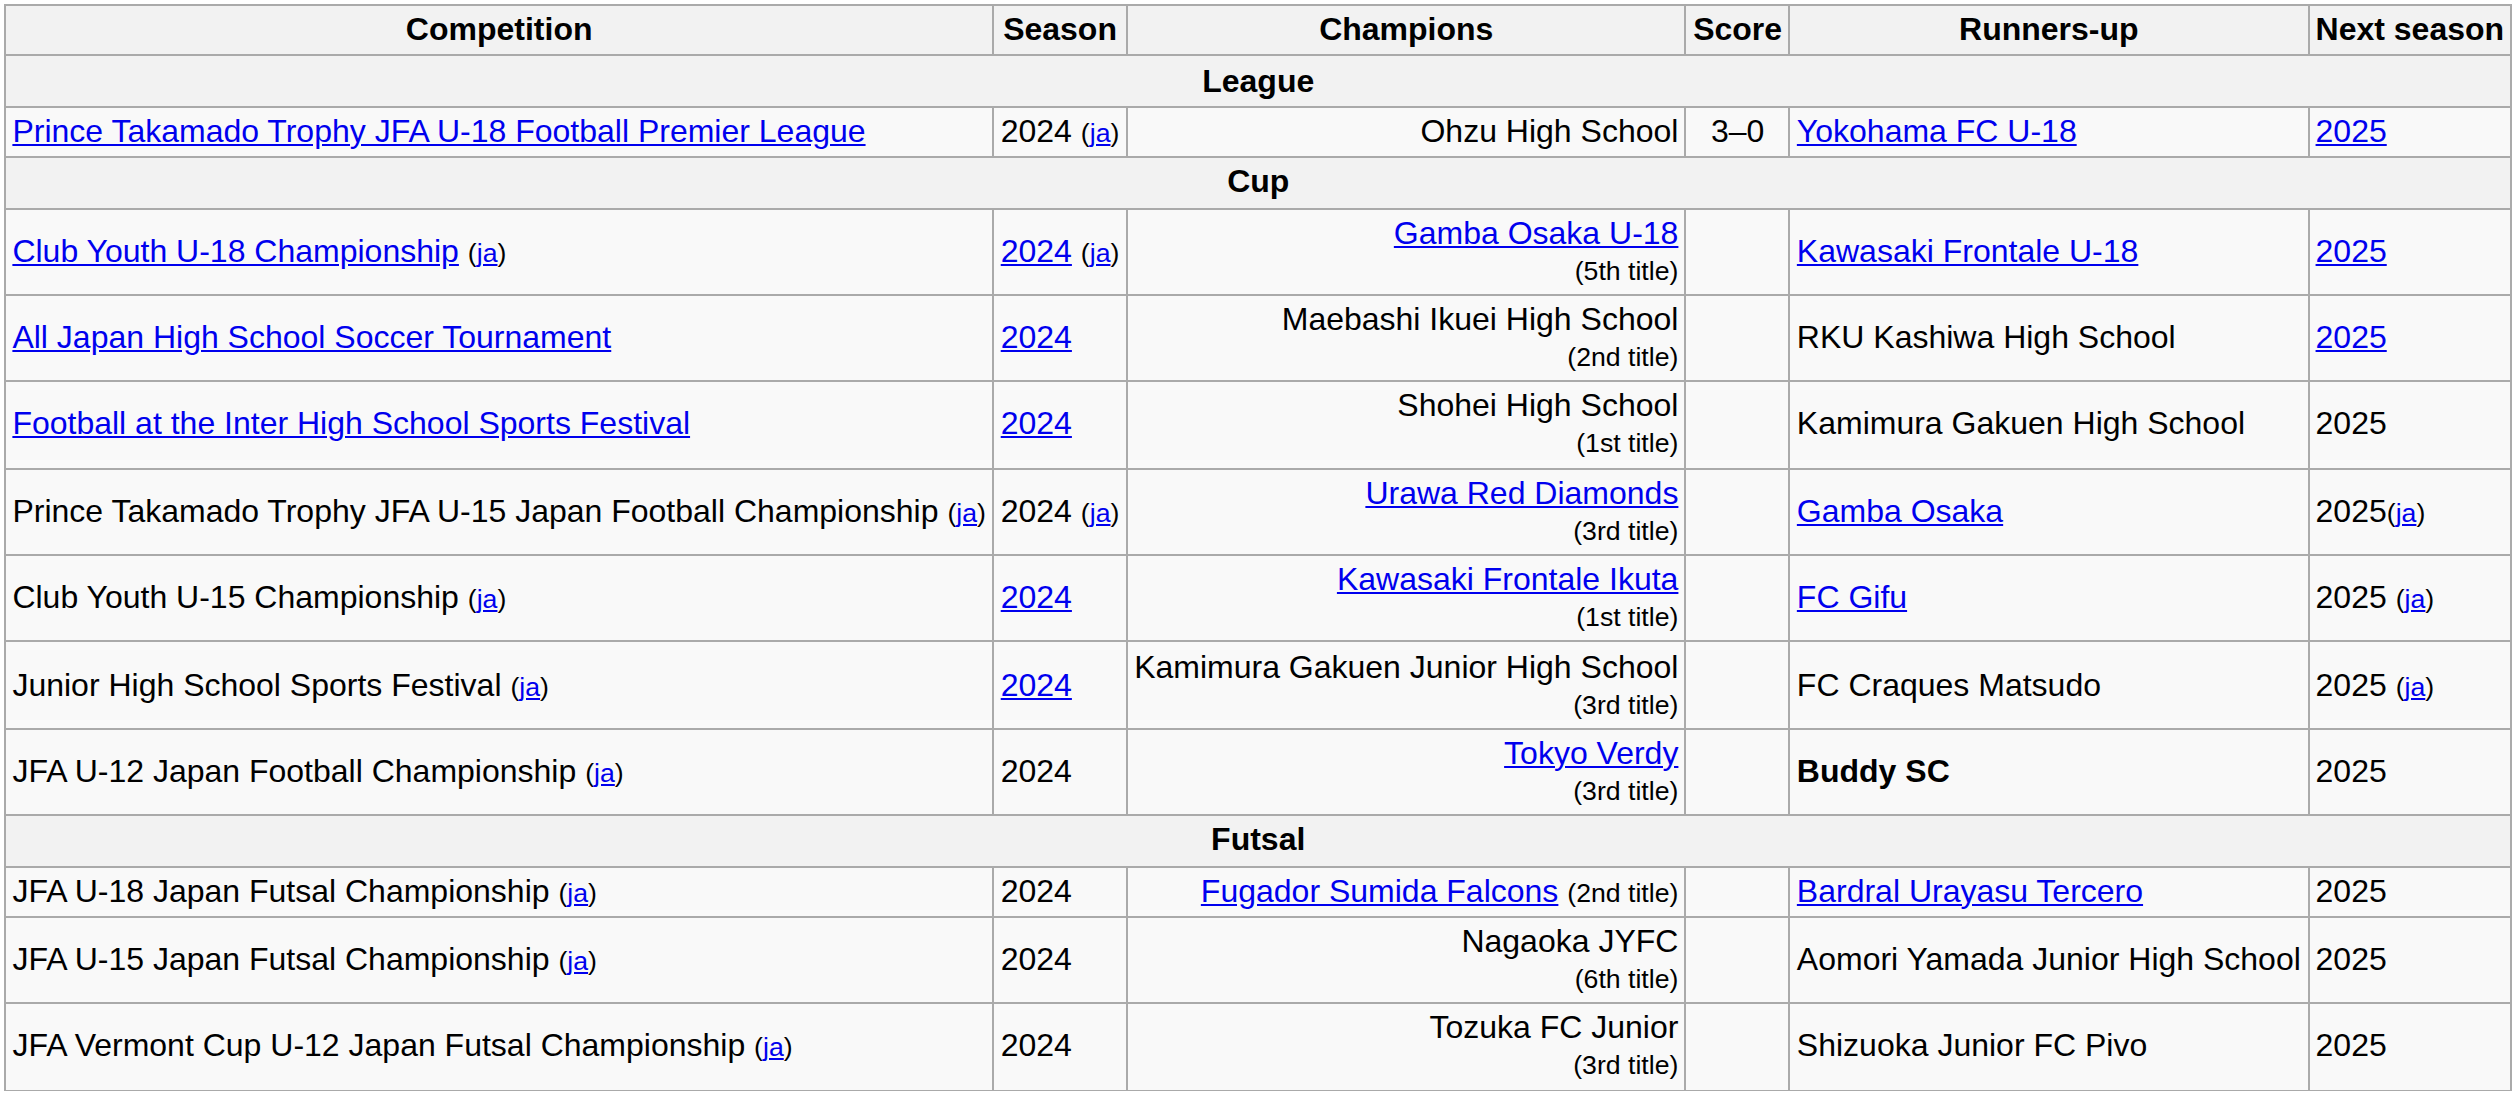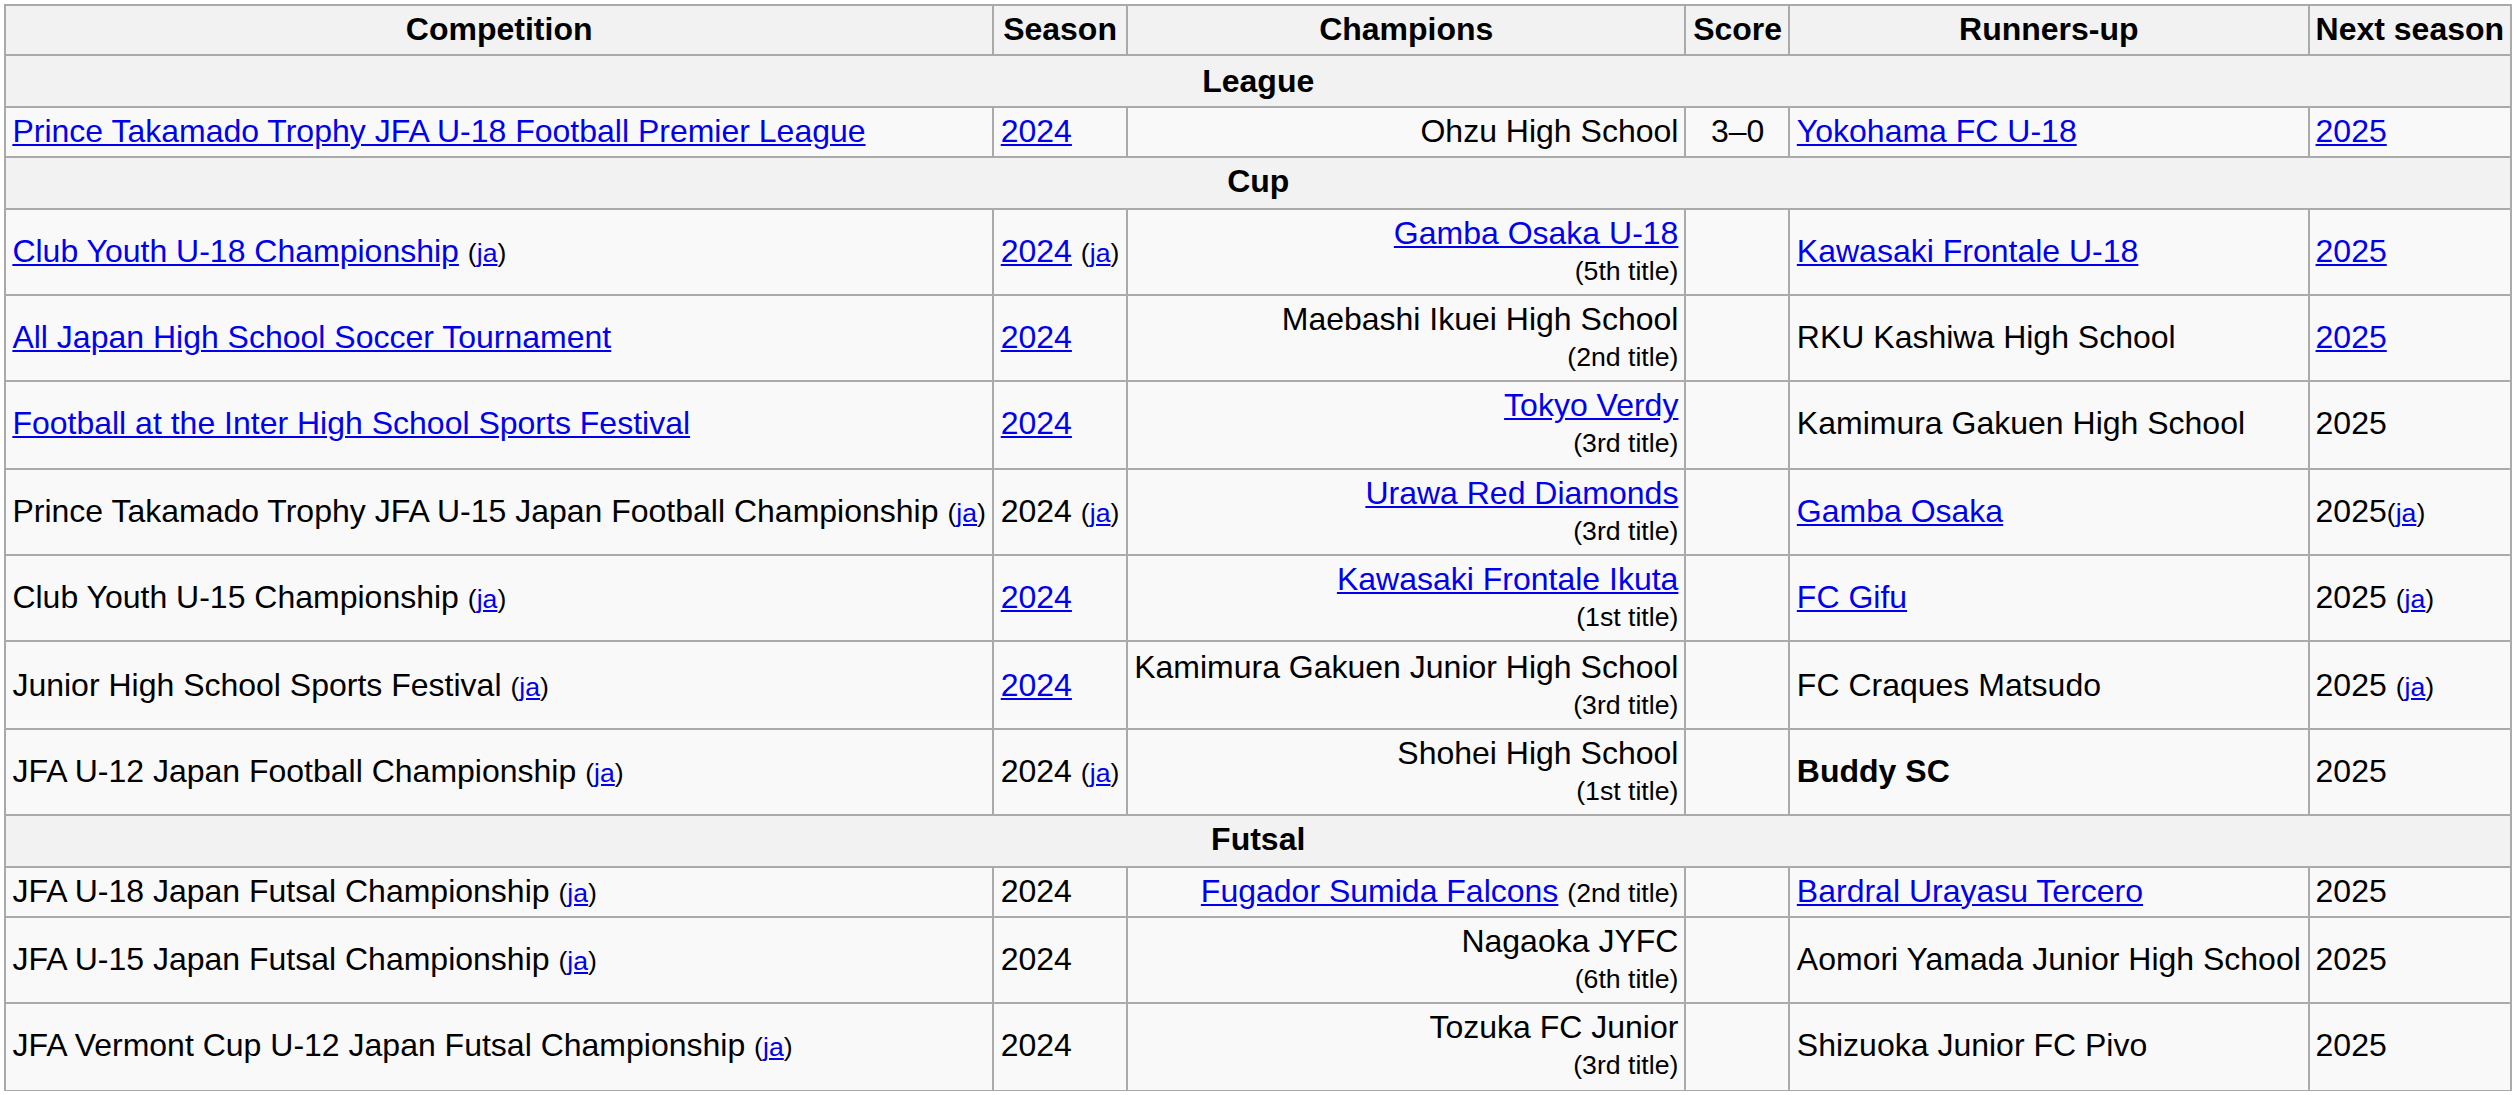(1060, 131) 2024 (ja) -> (1036, 131) 2024
(1538, 424) Shohei High School (1st title) -> (1591, 424) Tokyo Verdy (3rd title)
(1036, 771) 2024 -> (1060, 771) 2024 (ja)
(1591, 771) Tokyo Verdy (3rd title) -> (1538, 771) Shohei High School (1st title)
